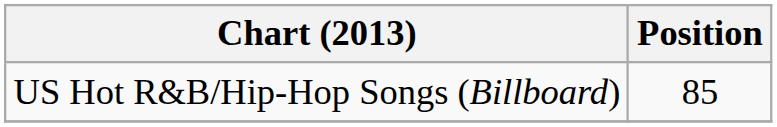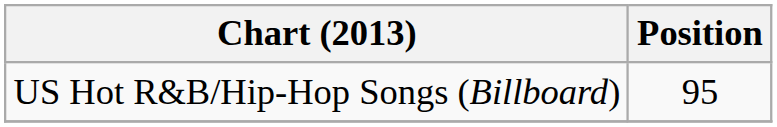(700, 91) 85 -> (700, 91) 95
